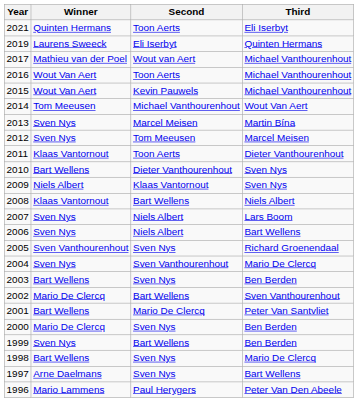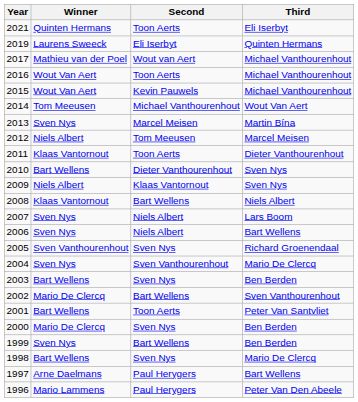(54, 138) Sven Nys -> (58, 138) Niels Albert
(169, 311) Mario De Clercq -> (156, 311) Toon Aerts
(154, 374) Sven Nys -> (164, 374) Paul Herygers
